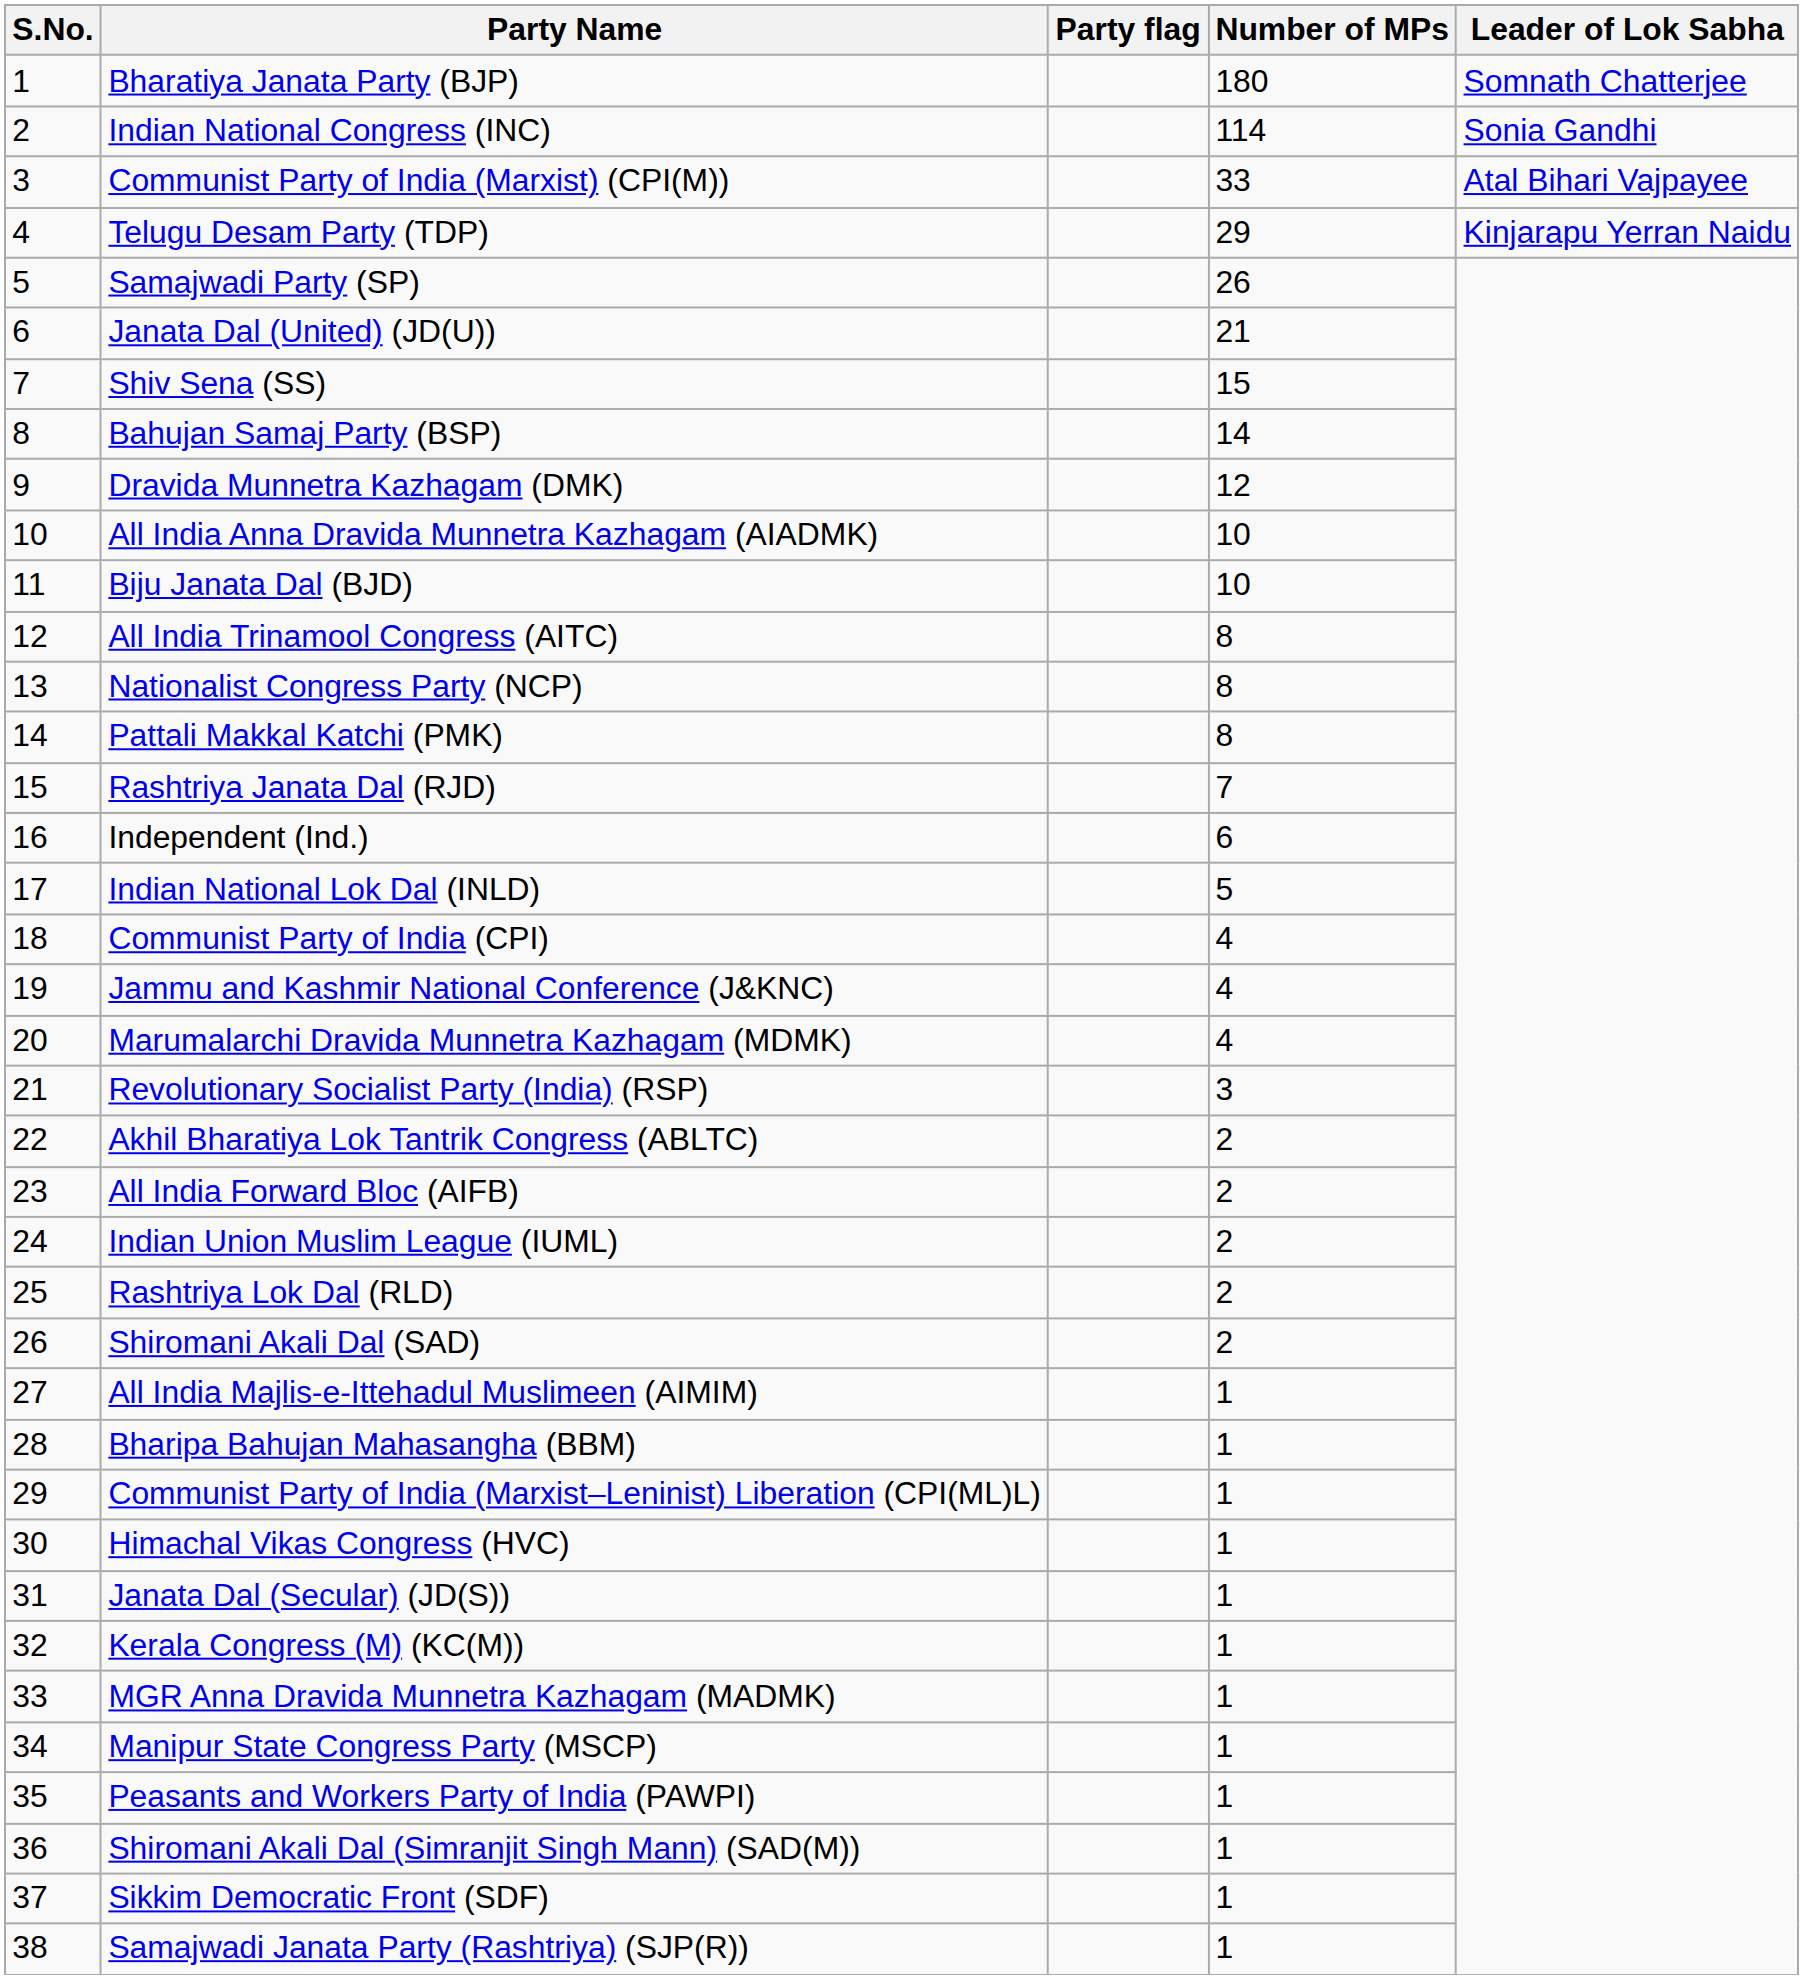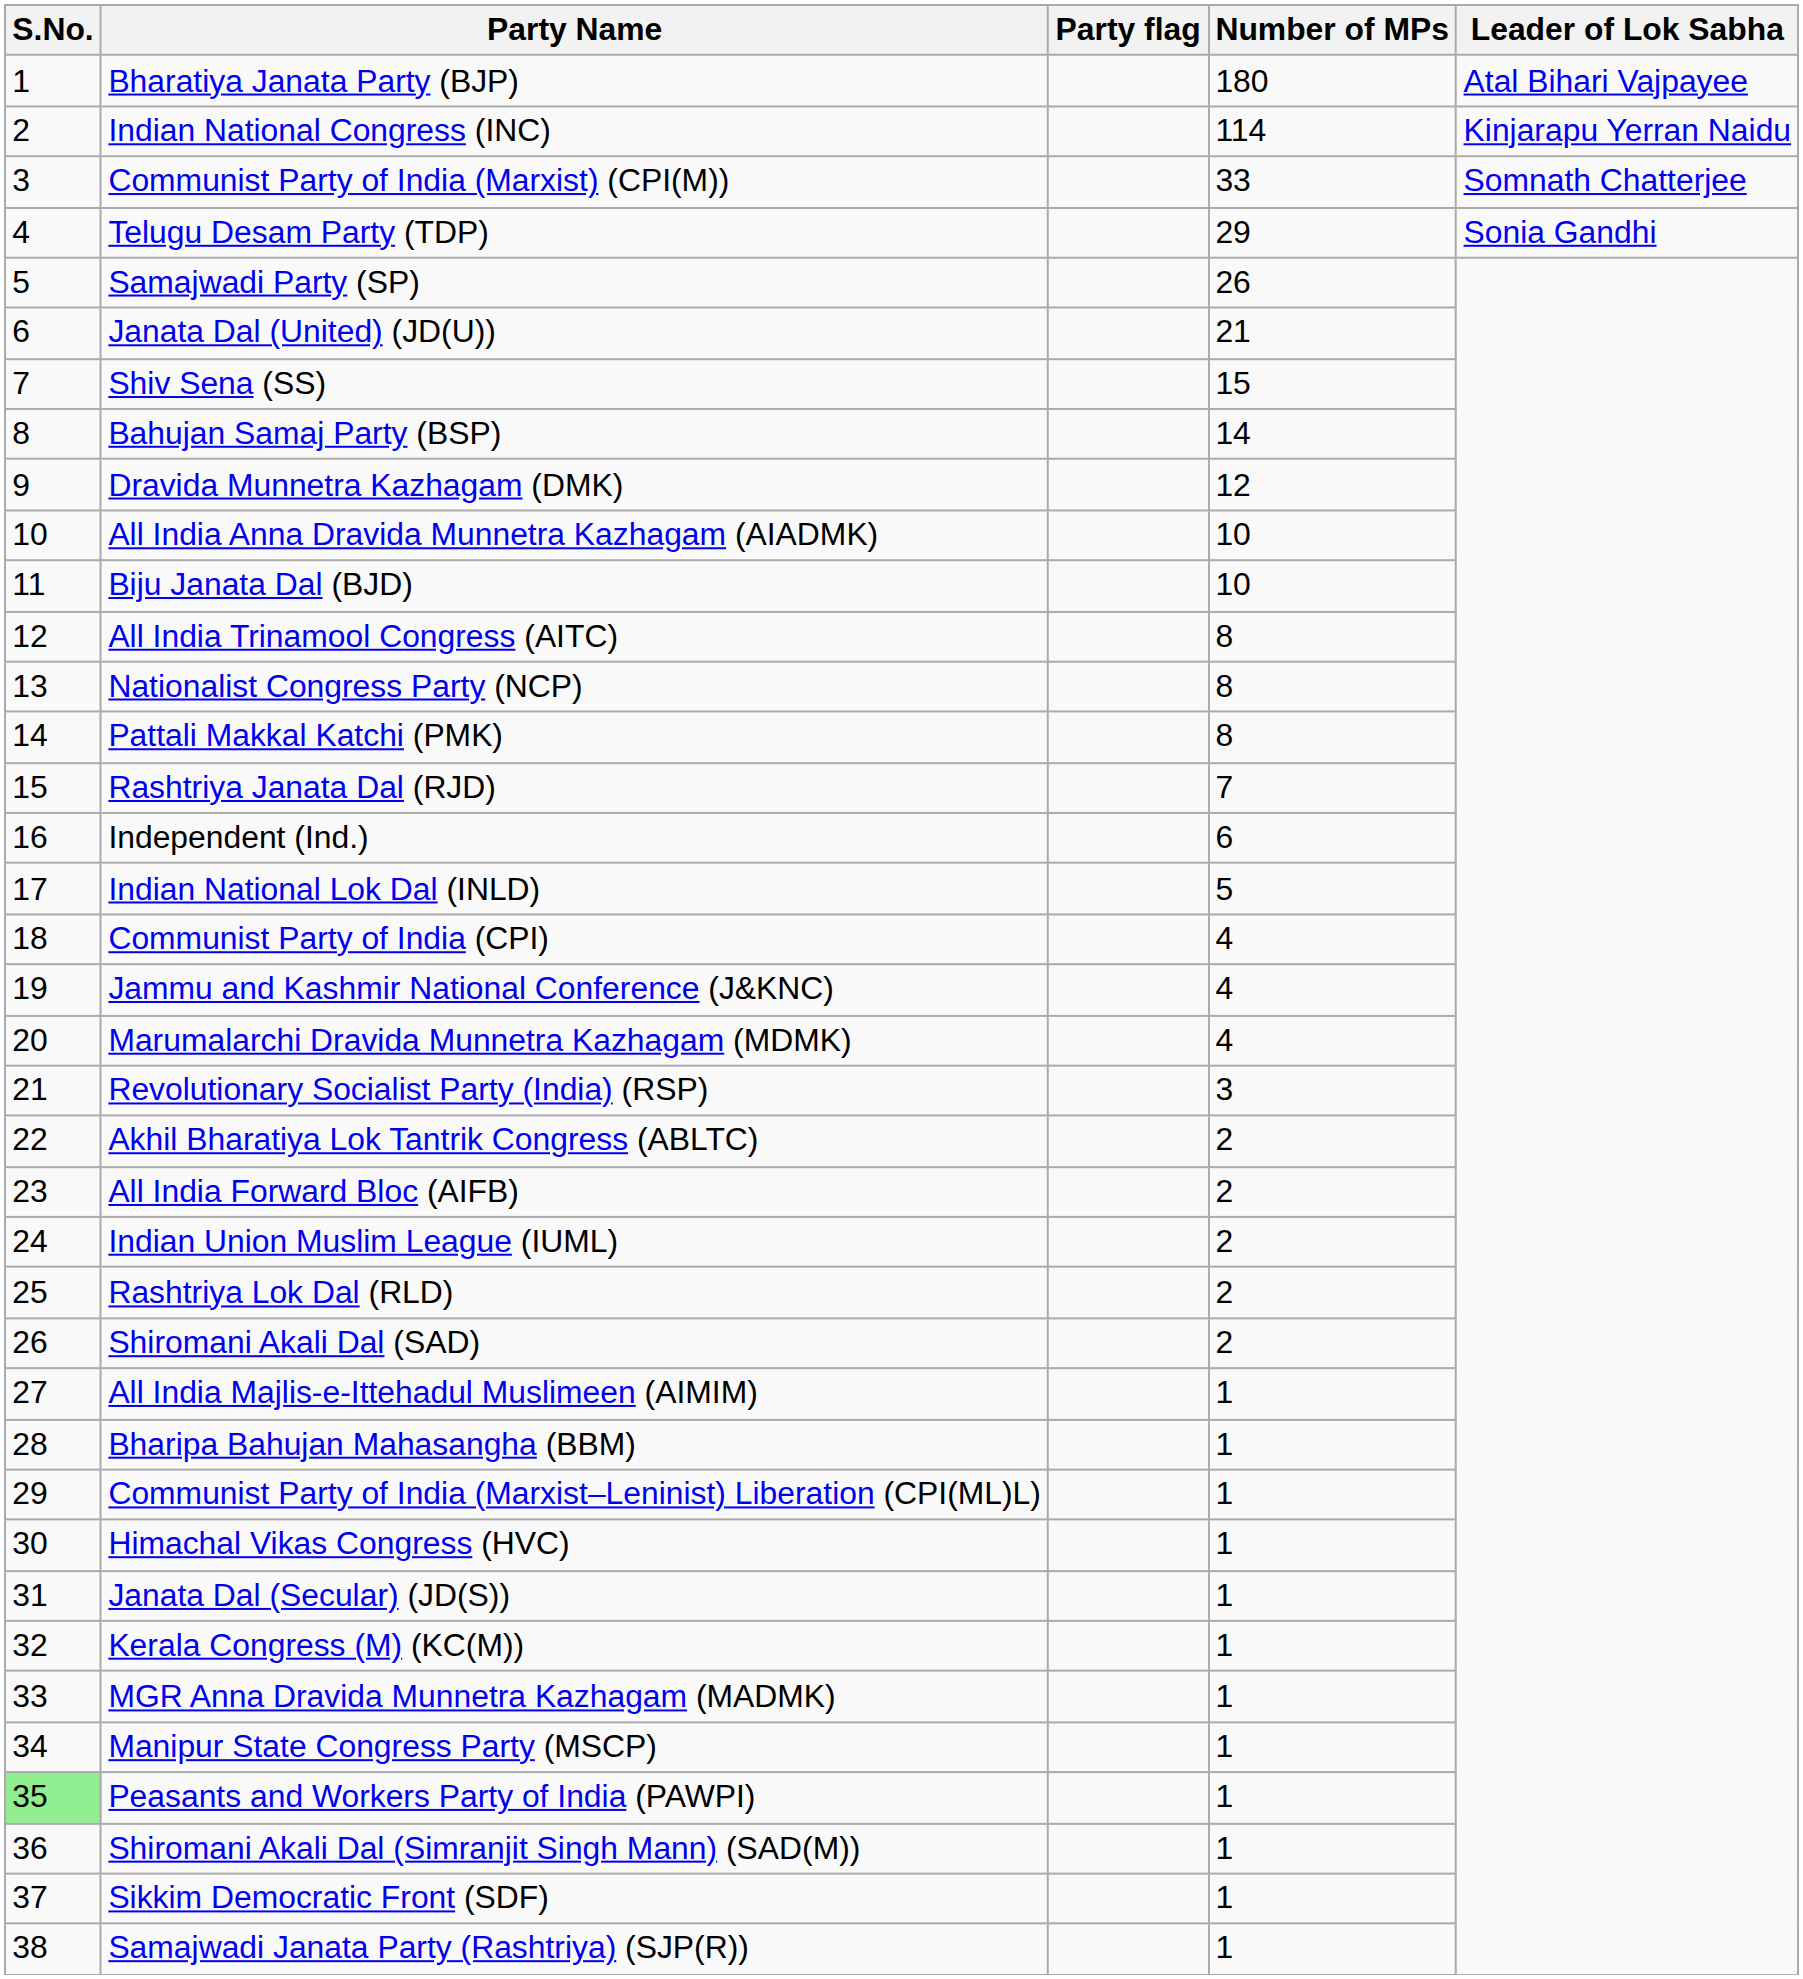(1605, 80) Somnath Chatterjee -> (1606, 80) Atal Bihari Vajpayee
(1560, 130) Sonia Gandhi -> (1627, 130) Kinjarapu Yerran Naidu
(1606, 181) Atal Bihari Vajpayee -> (1605, 181) Somnath Chatterjee
(1627, 231) Kinjarapu Yerran Naidu -> (1560, 231) Sonia Gandhi
(30, 1797) no background -> (30, 1797) lightgreen background
